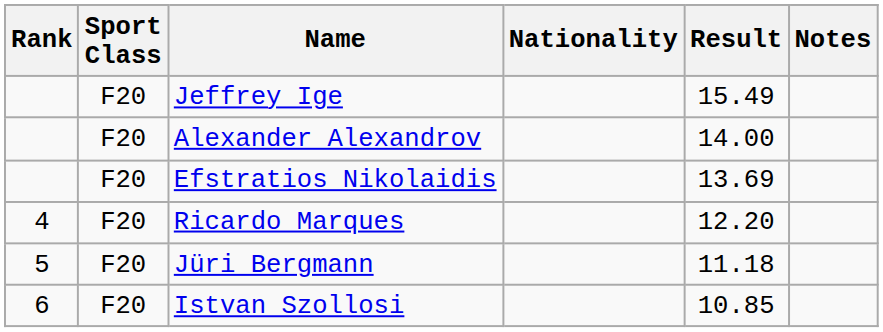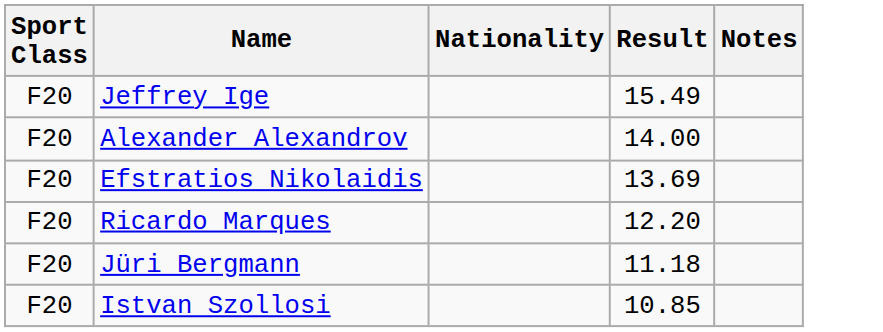- column: (42, 41)
